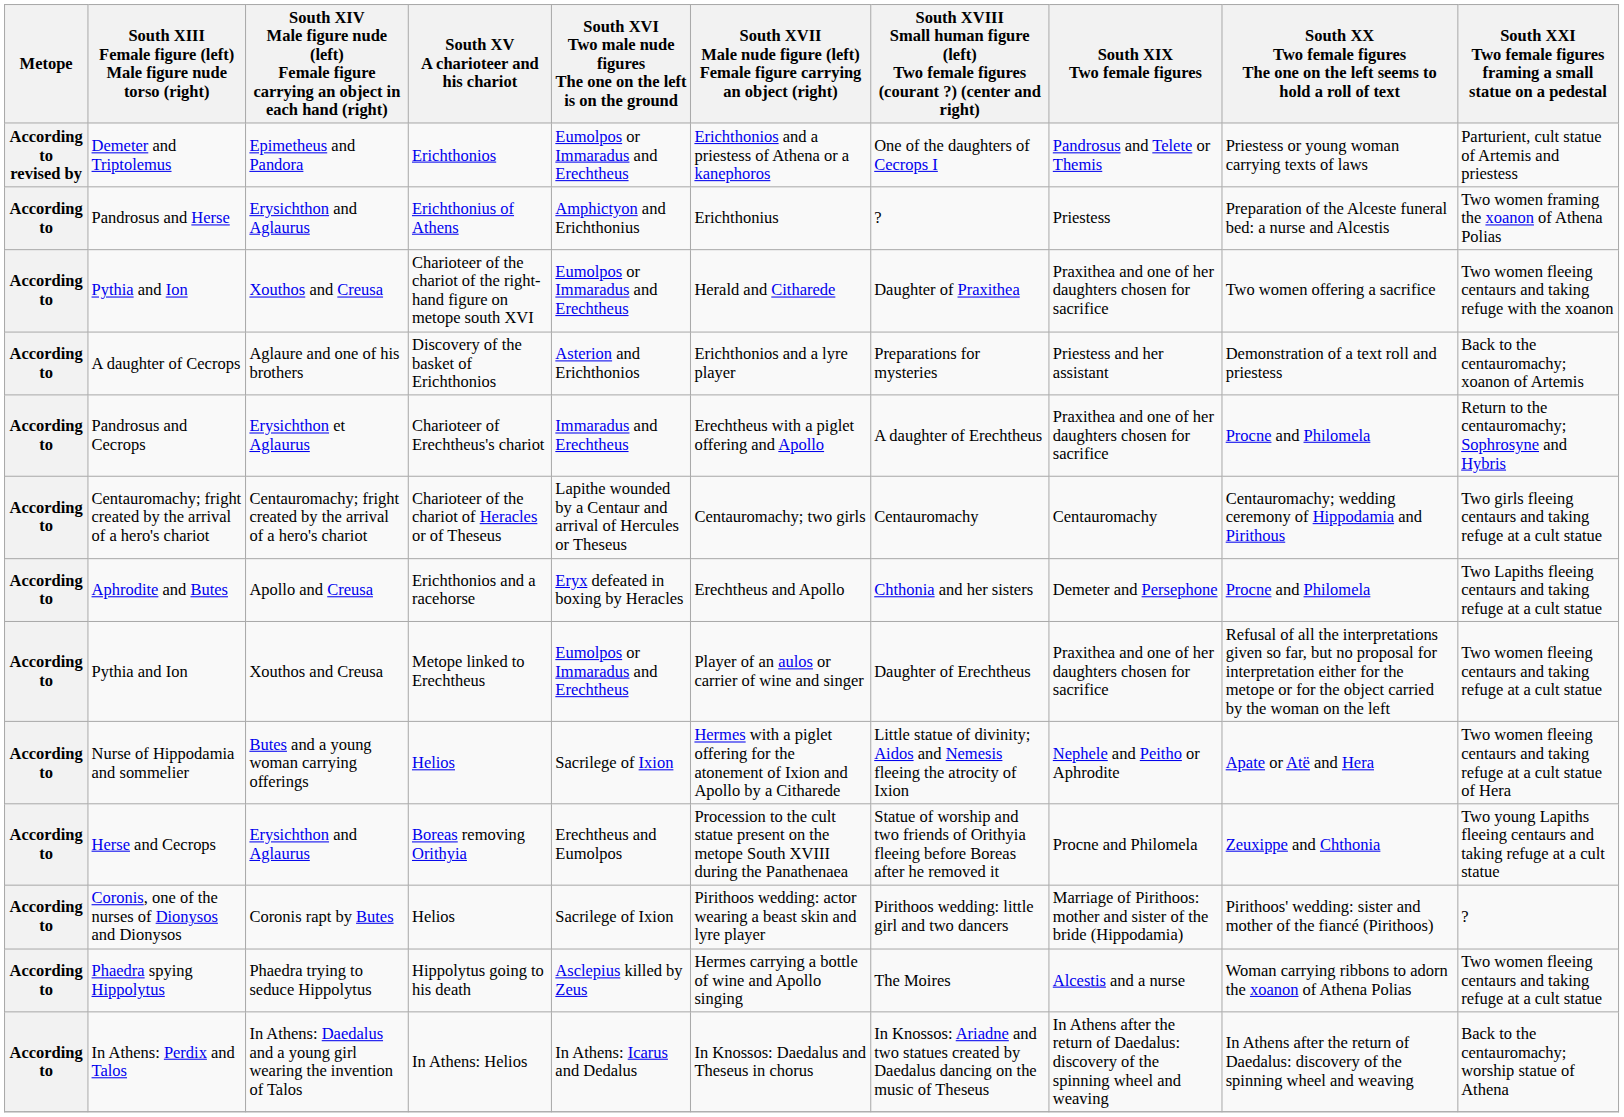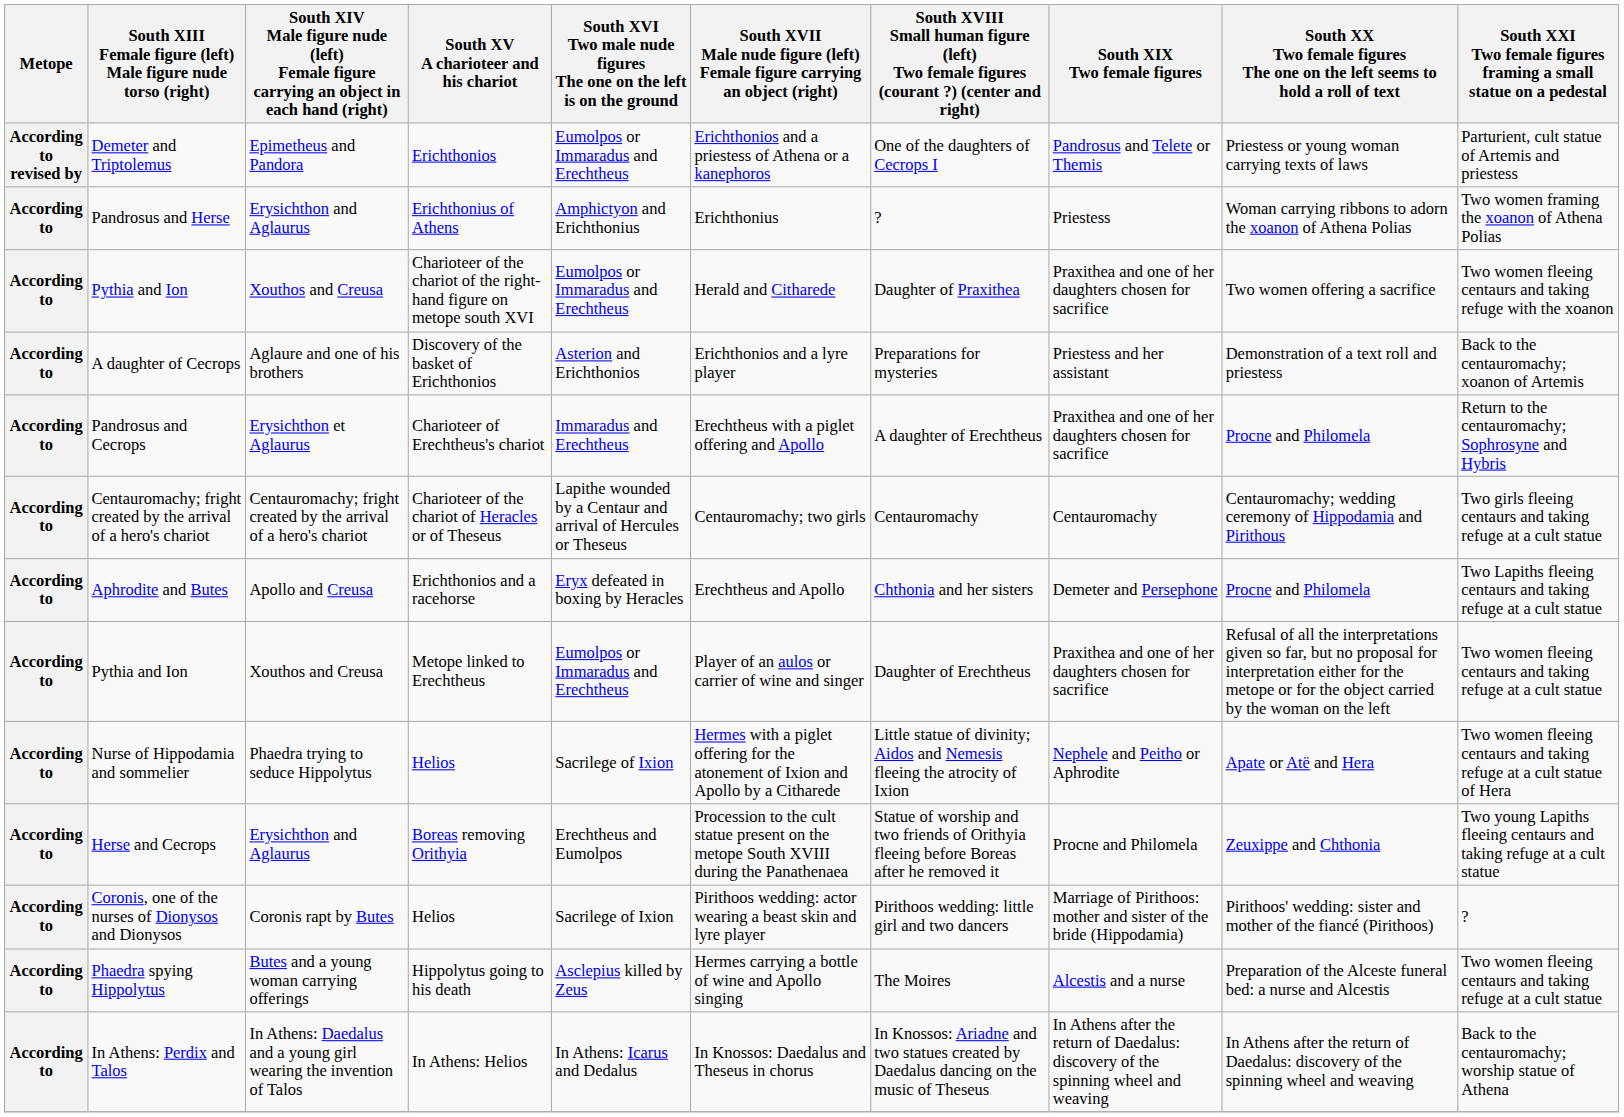(1336, 218) Preparation of the Alceste funeral bed: a nurse and Alcestis -> (1337, 218) Woman carrying ribbons to adorn the xoanon of Athena Polias
(311, 762) Butes and a young woman carrying offerings -> (311, 762) Phaedra trying to seduce Hippolytus
(311, 980) Phaedra trying to seduce Hippolytus -> (311, 980) Butes and a young woman carrying offerings
(1337, 980) Woman carrying ribbons to adorn the xoanon of Athena Polias -> (1336, 980) Preparation of the Alceste funeral bed: a nurse and Alcestis
